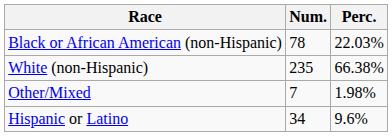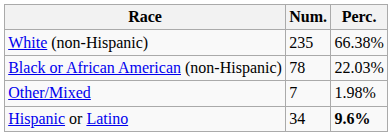rows swapped: (78, 67) <-> (145, 42)
(351, 118) normal -> (352, 118) bold
